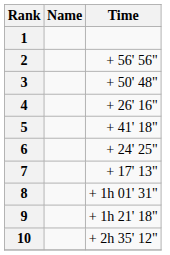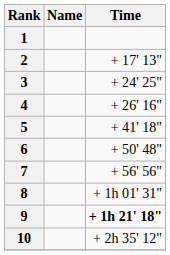(132, 60) + 56' 56" -> (136, 60) + 17' 13"
(132, 82) + 50' 48" -> (136, 82) + 24' 25"
(132, 149) + 24' 25" -> (136, 149) + 50' 48"
(132, 171) + 17' 13" -> (136, 171) + 56' 56"
(123, 216) normal -> (125, 216) bold
